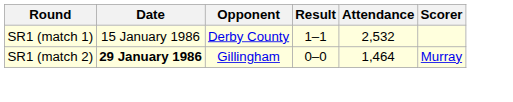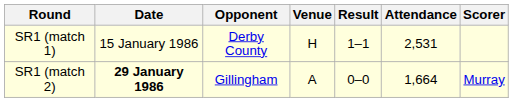+ column: (312, 15)
(378, 36) 2,532 -> (421, 43) 2,531
(378, 57) 1,464 -> (421, 79) 1,664
